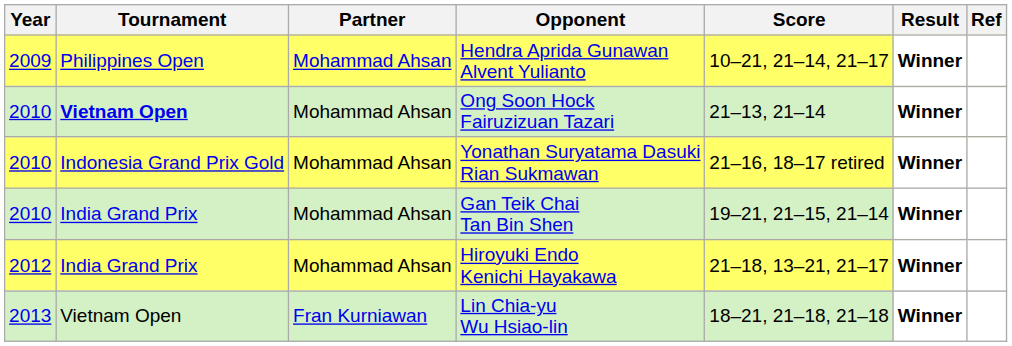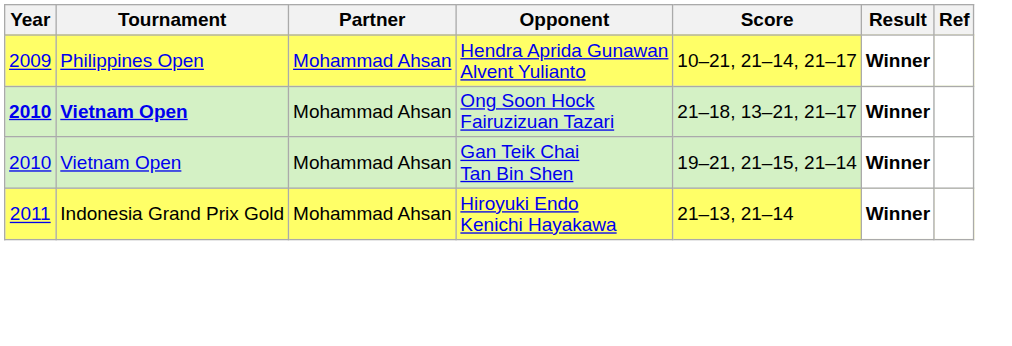(30, 112) normal -> (30, 112) bold
(767, 112) 21–13, 21–14 -> (767, 112) 21–18, 13–21, 21–17
- row: (580, 163)
(129, 214) India Grand Prix -> (121, 163) Vietnam Open
(30, 265) 2012 -> (30, 214) 2011
(129, 265) India Grand Prix -> (172, 214) Indonesia Grand Prix Gold
(799, 265) 21–18, 13–21, 21–17 -> (735, 214) 21–13, 21–14
- row: (514, 316)
